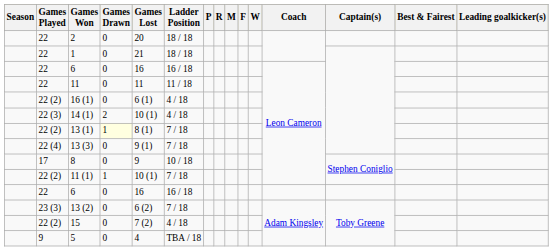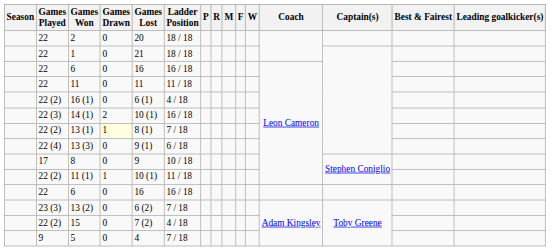(177, 115) 4 / 18 -> (179, 115) 16 / 18
(177, 146) 7 / 18 -> (177, 146) 6 / 18
(177, 176) 7 / 18 -> (179, 176) 11 / 18
(184, 238) TBA / 18 -> (177, 238) 7 / 18
